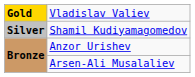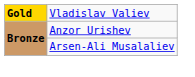- row: (118, 30)
